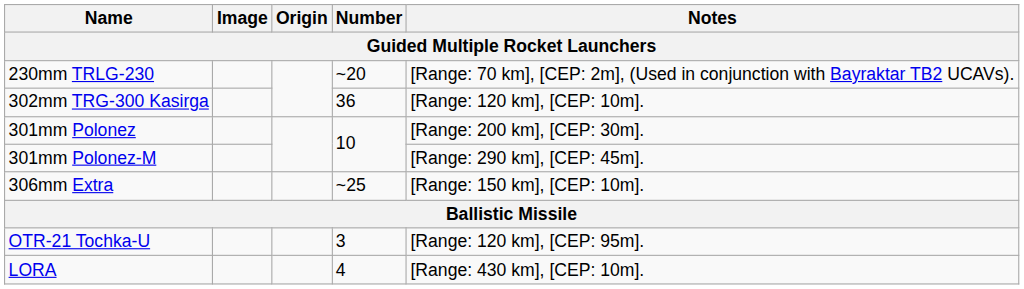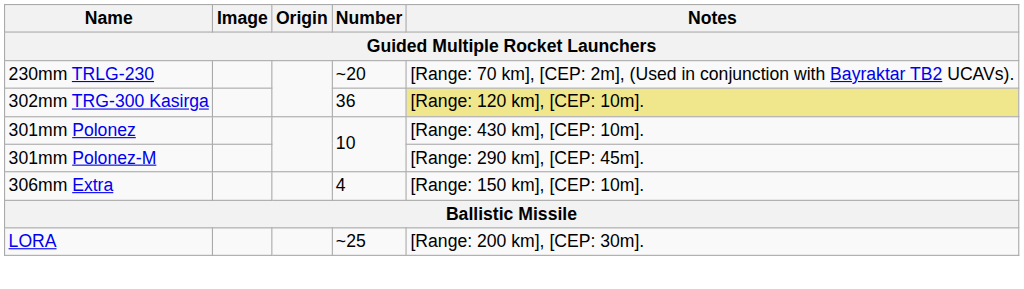(527, 102) no background -> (527, 102) khaki background
(527, 130) [Range: 200 km], [CEP: 30m]. -> (527, 130) [Range: 430 km], [CEP: 10m].
(351, 185) ~25 -> (341, 185) 4
- row: (79, 241)
(341, 269) 4 -> (351, 241) ~25
(527, 269) [Range: 430 km], [CEP: 10m]. -> (527, 241) [Range: 200 km], [CEP: 30m].
